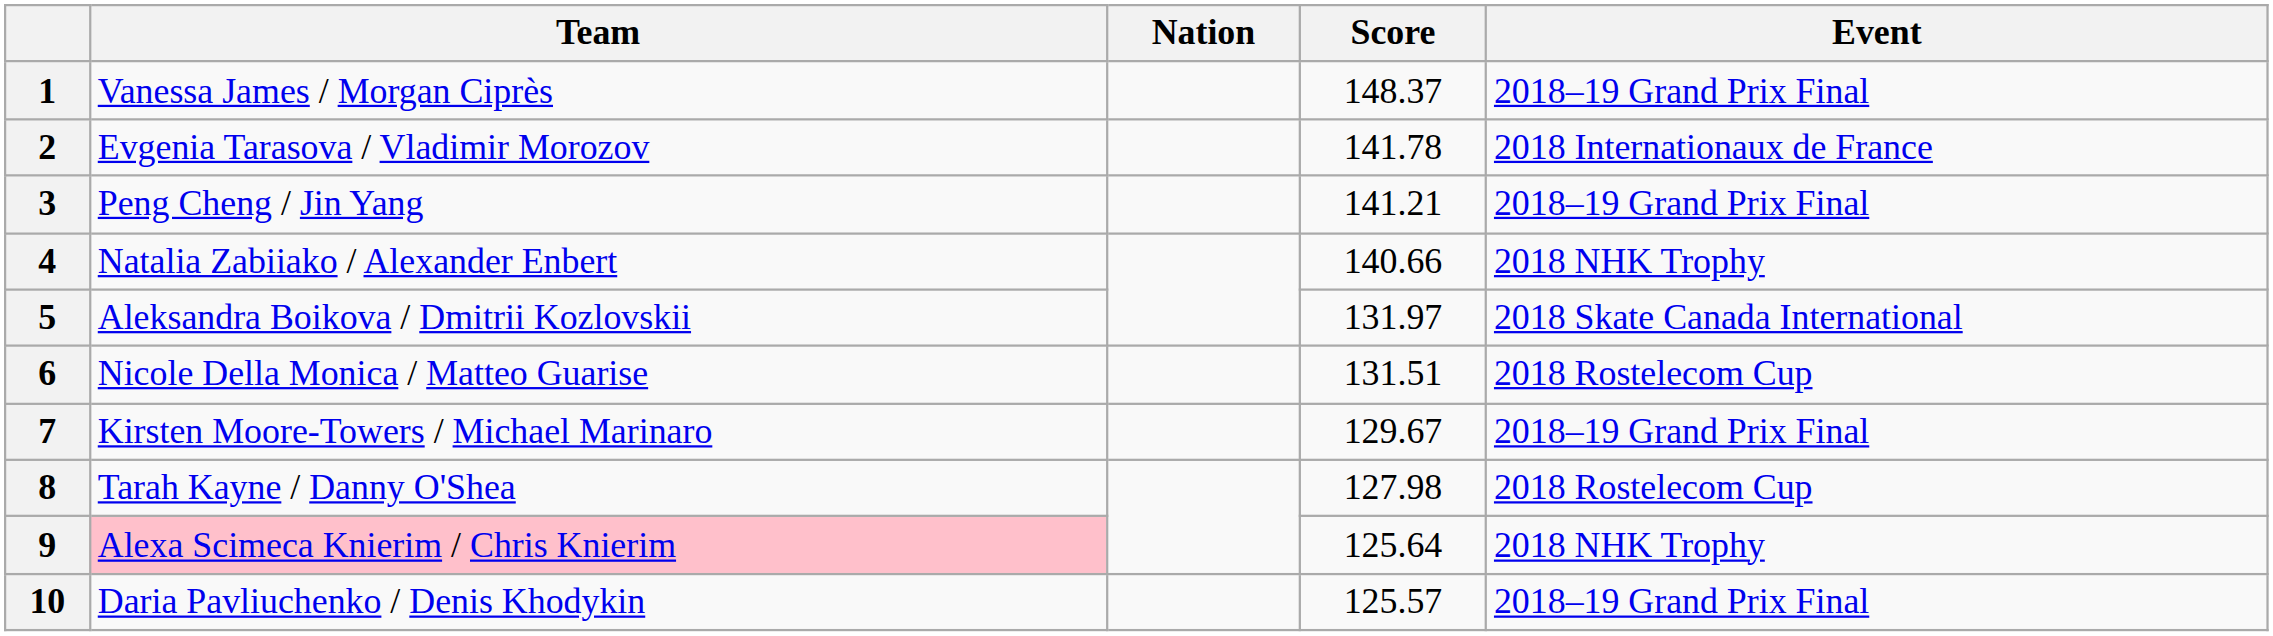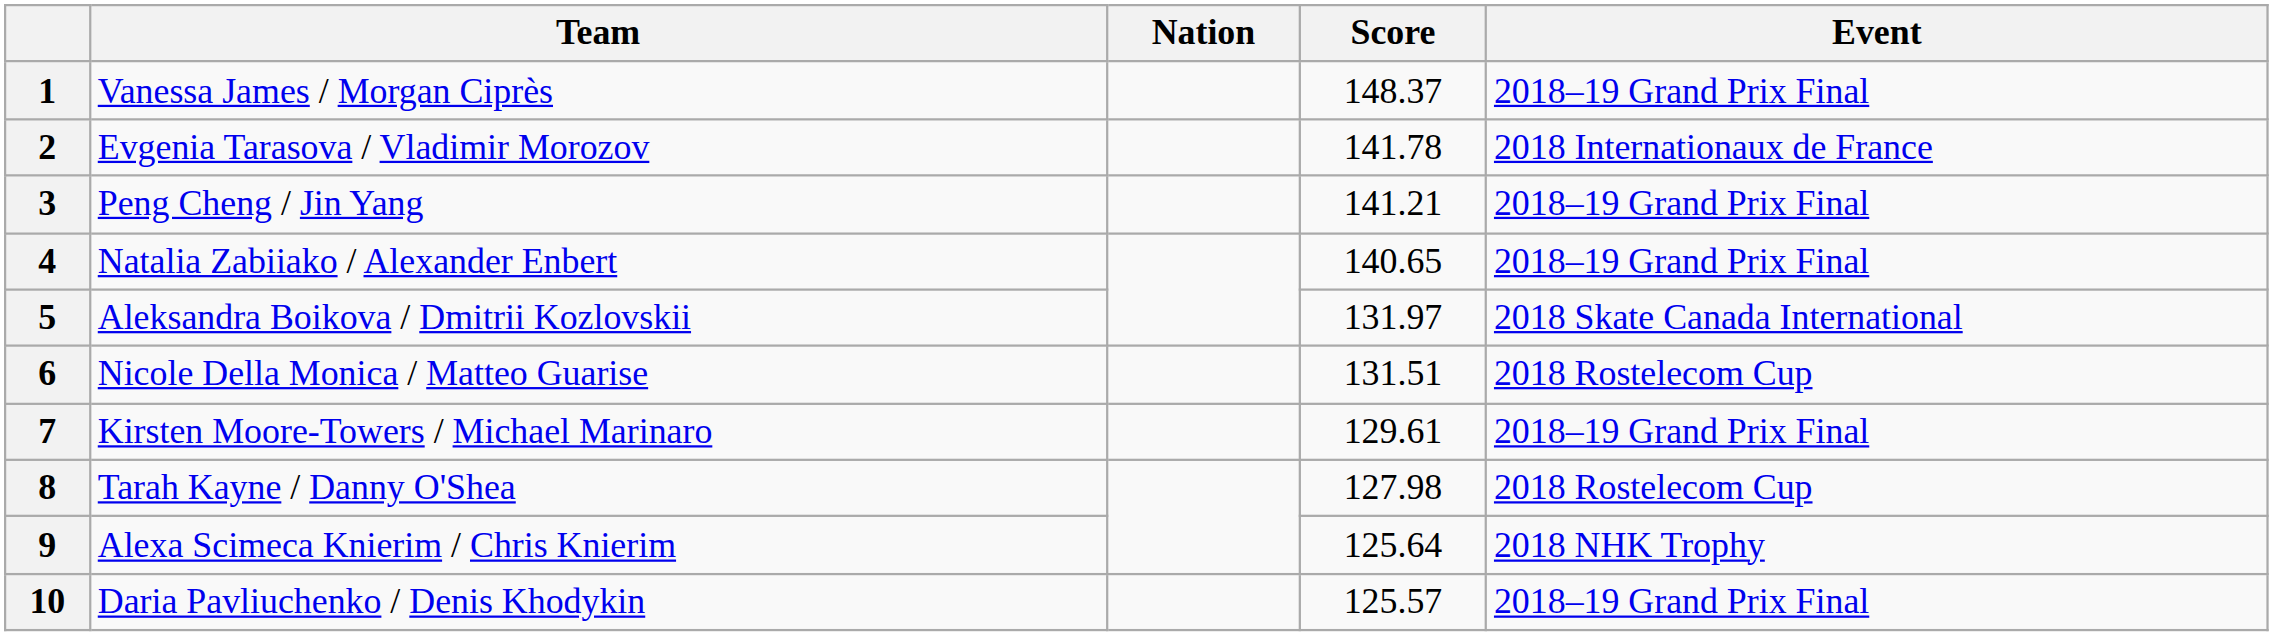(1393, 260) 140.66 -> (1393, 260) 140.65
(1629, 260) 2018 NHK Trophy -> (1682, 260) 2018–19 Grand Prix Final
(1393, 430) 129.67 -> (1393, 430) 129.61
(387, 544) pink background -> (387, 544) no background
